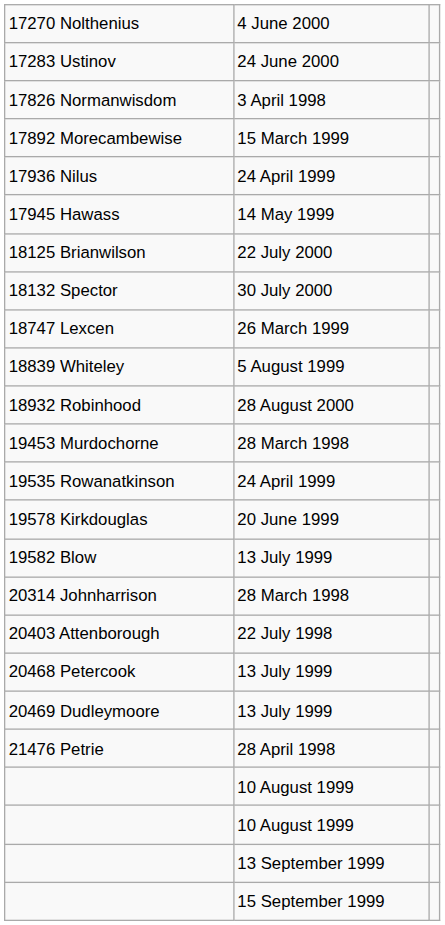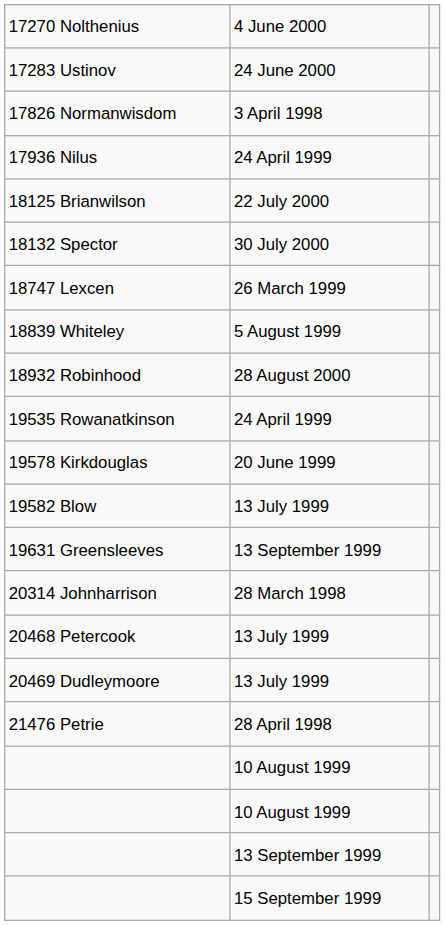- row: (95, 138)
- row: (64, 214)
- row: (84, 443)
+ row: (86, 549)
- row: (84, 634)
